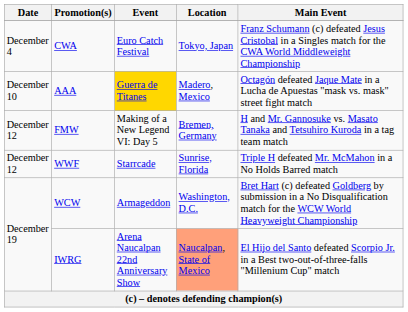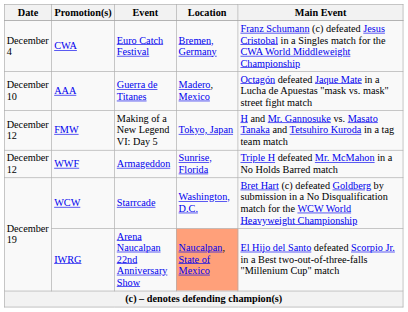(206, 46) Tokyo, Japan -> (198, 46) Bremen, Germany
(137, 91) gold background -> (137, 91) no background
(198, 130) Bremen, Germany -> (206, 130) Tokyo, Japan
(136, 163) Starrcade -> (144, 163) Armageddon
(144, 203) Armageddon -> (136, 203) Starrcade
